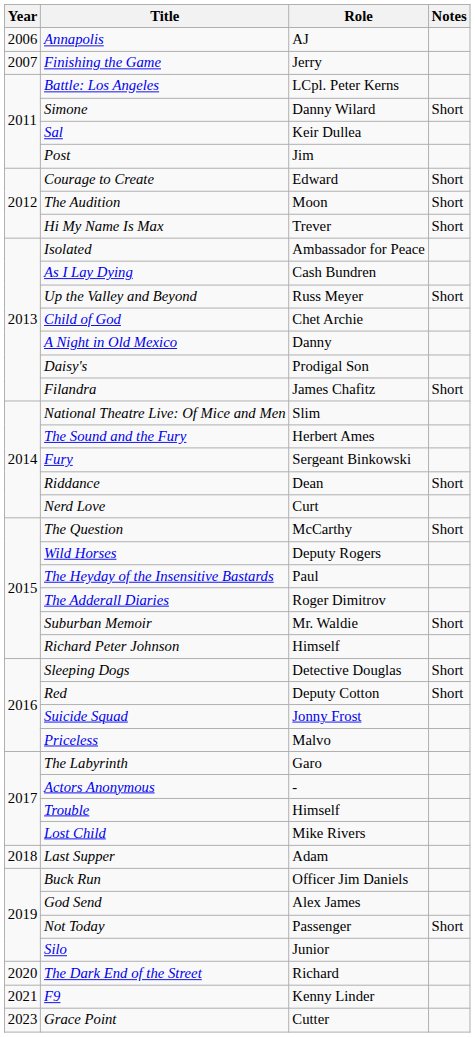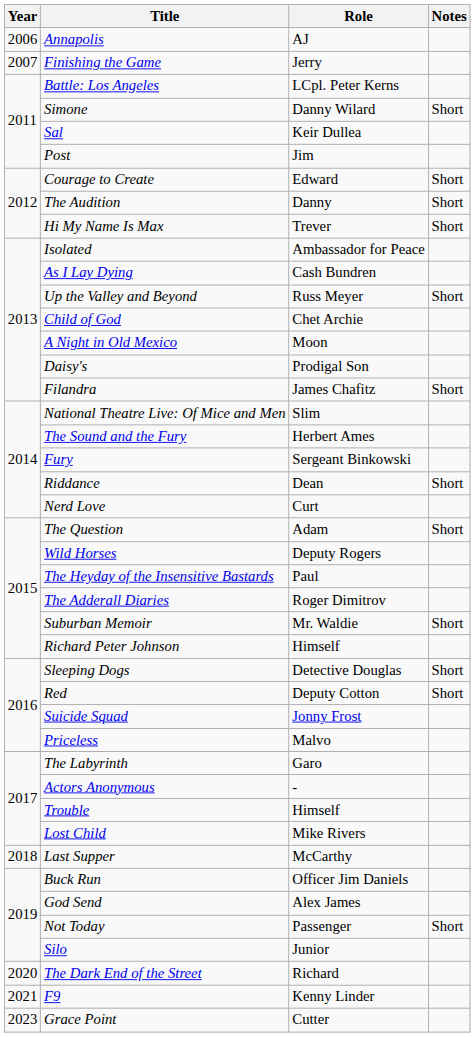(310, 202) Moon -> (312, 202) Danny
(312, 343) Danny -> (310, 343) Moon
(322, 529) McCarthy -> (310, 529) Adam
(310, 856) Adam -> (322, 856) McCarthy
